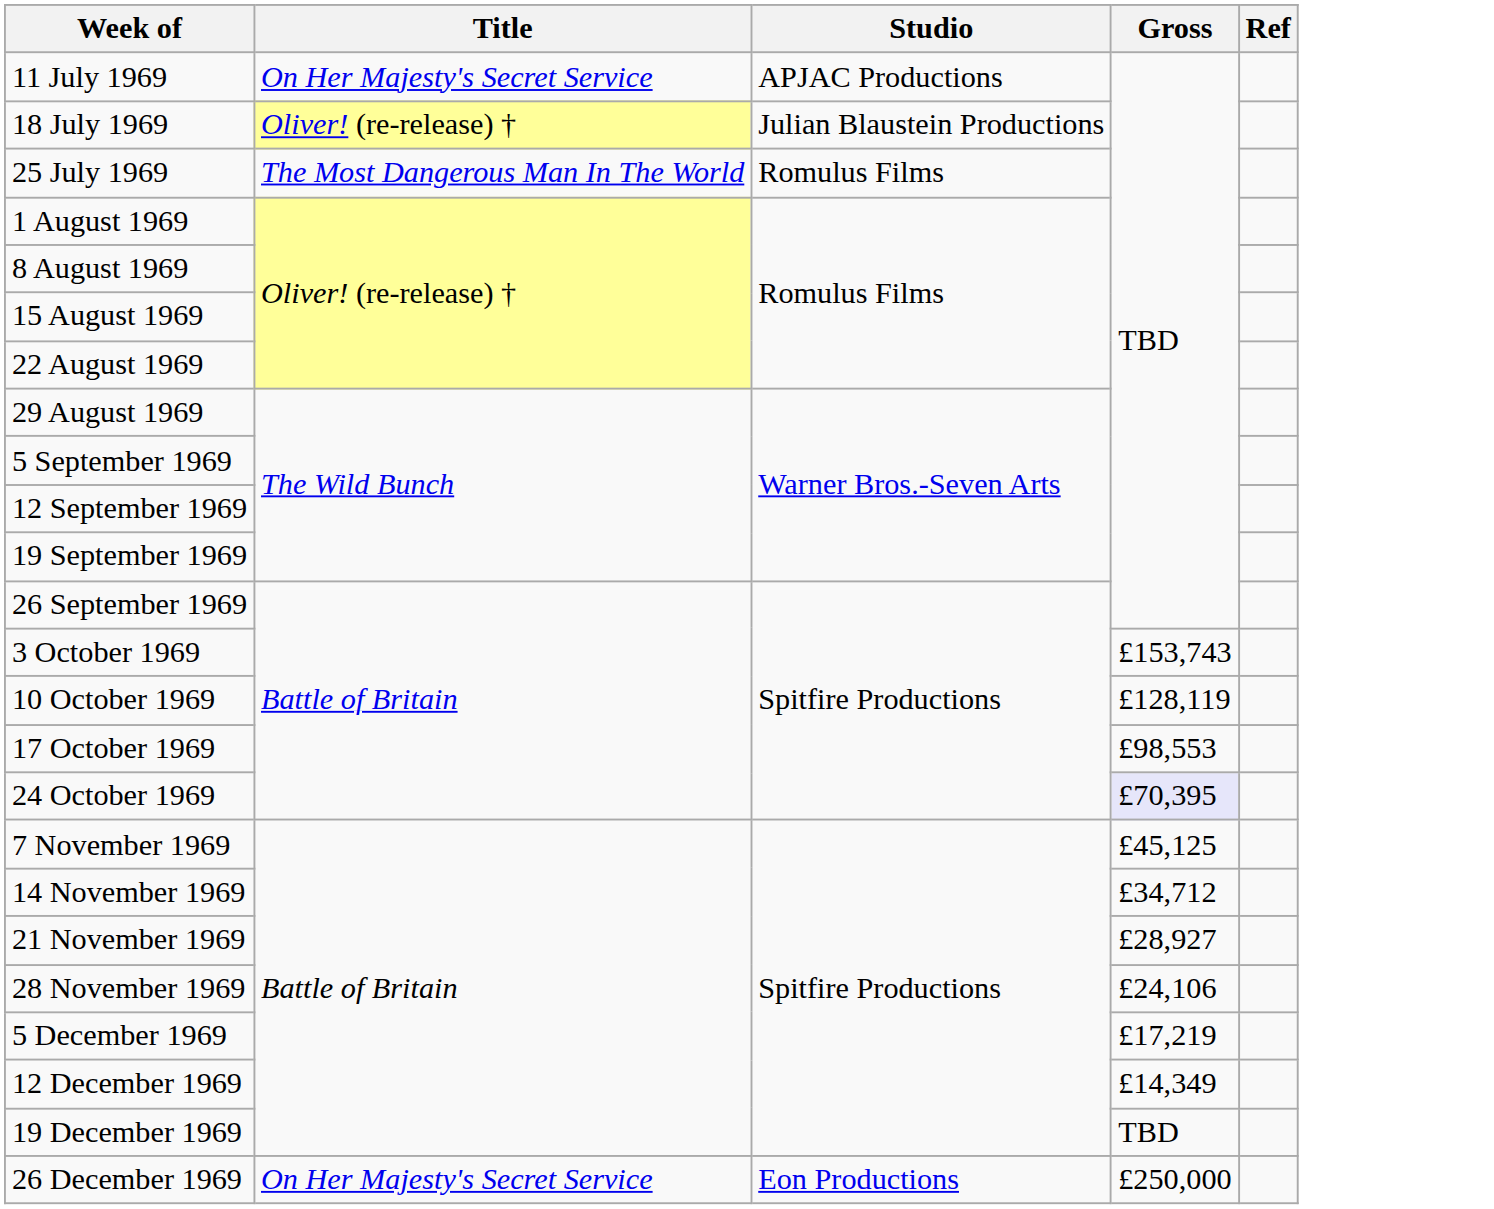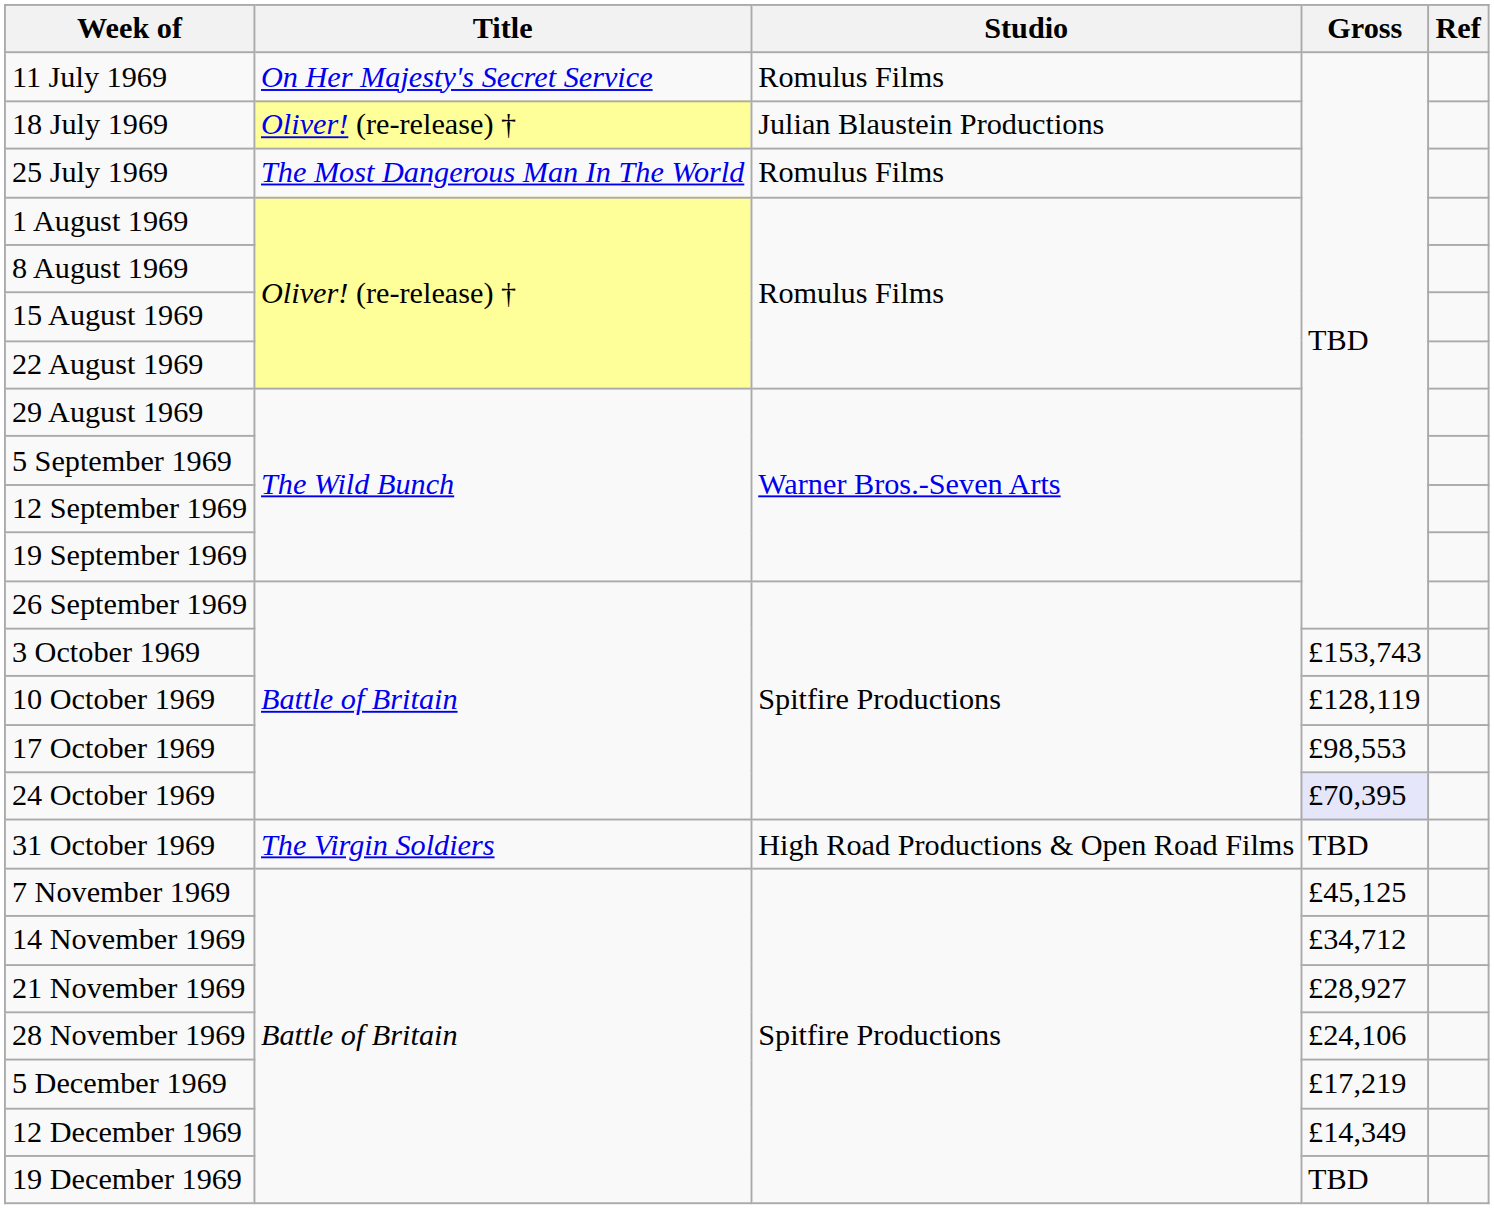(880, 76) APJAC Productions -> (851, 76) Romulus Films
+ row: (114, 843)
- row: (127, 1179)
